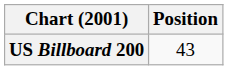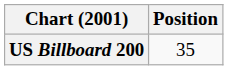(185, 49) 43 -> (185, 49) 35
